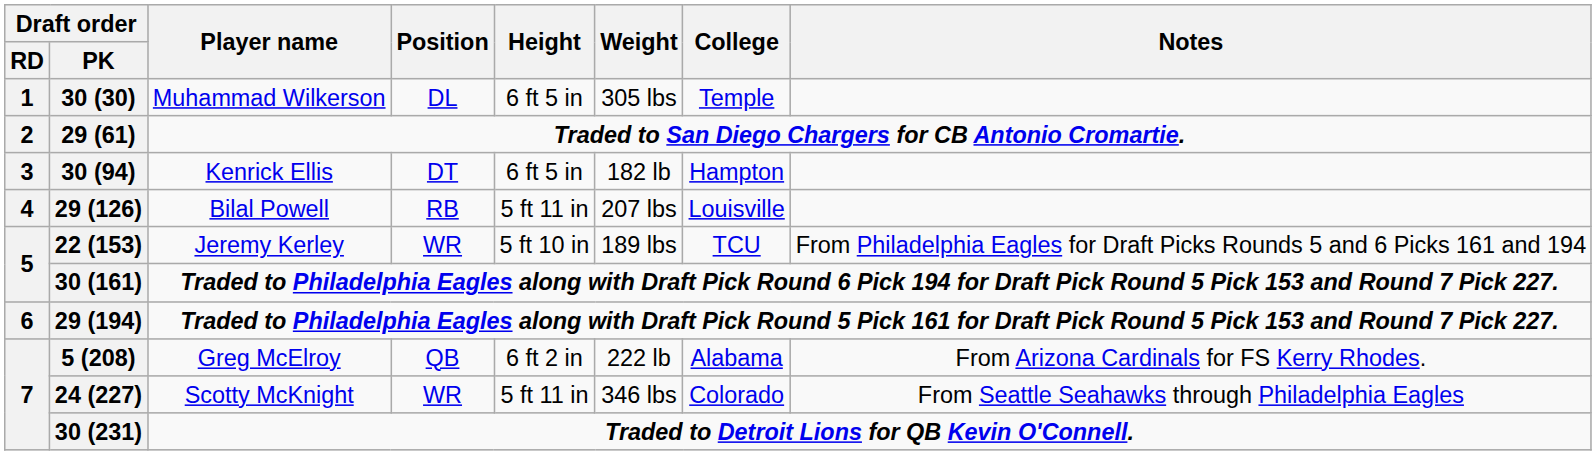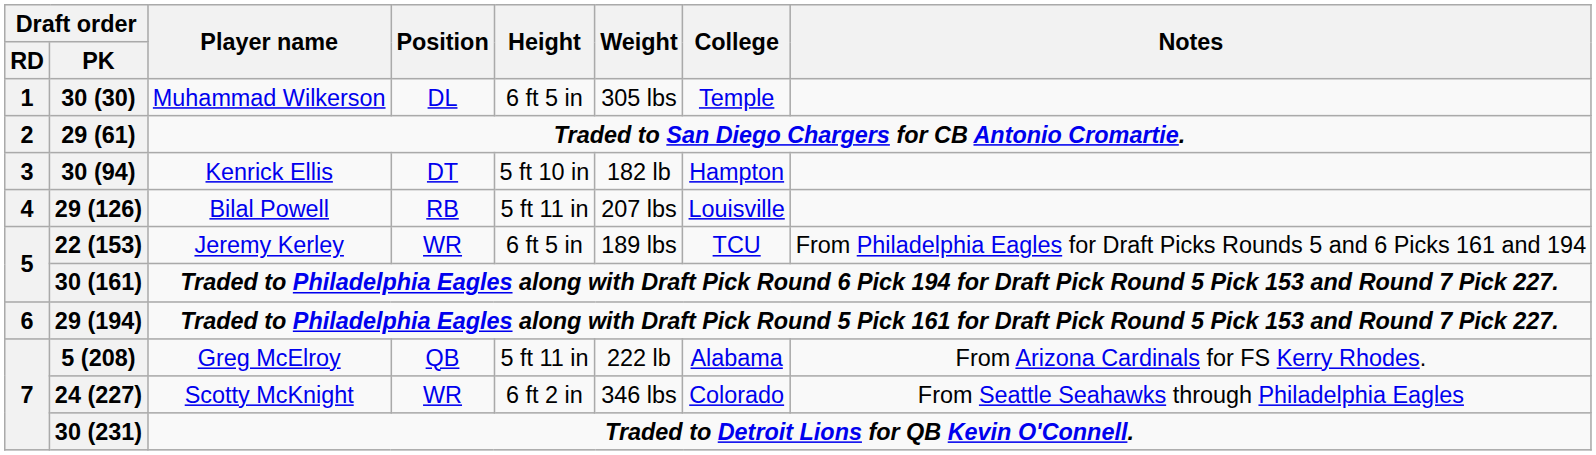(544, 172) 6 ft 5 in -> (544, 172) 5 ft 10 in
(544, 246) 5 ft 10 in -> (544, 246) 6 ft 5 in
(544, 357) 6 ft 2 in -> (544, 357) 5 ft 11 in
(544, 394) 5 ft 11 in -> (544, 394) 6 ft 2 in
